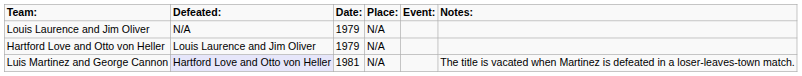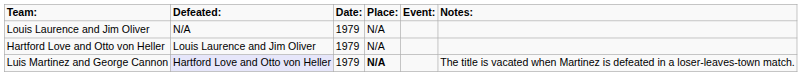(348, 63) 1981 -> (348, 63) 1979
(376, 63) normal -> (376, 63) bold
